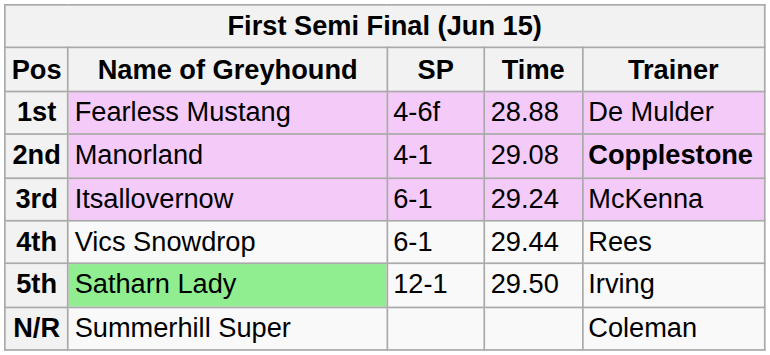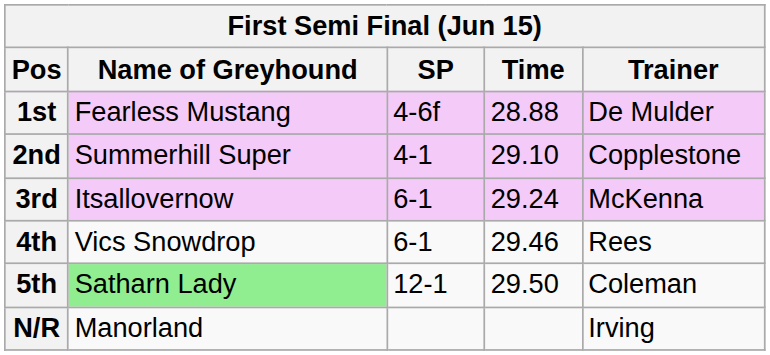(139, 155) Manorland -> (183, 155) Summerhill Super
(525, 155) 29.08 -> (525, 155) 29.10
(671, 155) bold -> (665, 155) normal
(525, 241) 29.44 -> (525, 241) 29.46
(622, 284) Irving -> (643, 284) Coleman
(183, 328) Summerhill Super -> (139, 328) Manorland
(643, 328) Coleman -> (622, 328) Irving
